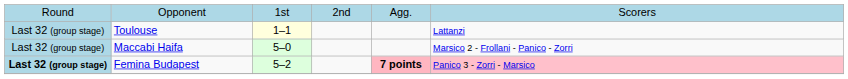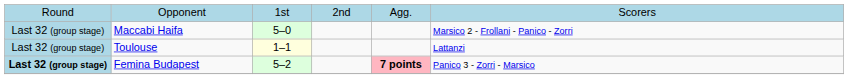rows swapped: (148, 47) <-> (136, 30)
(484, 65) pink background -> (484, 65) no background
